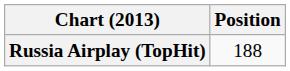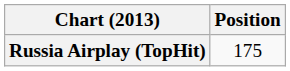(248, 50) 188 -> (248, 50) 175
